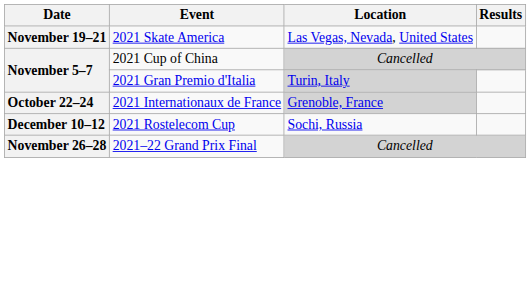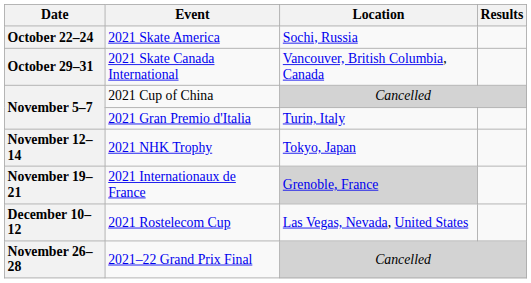(57, 37) November 19–21 -> (50, 37) October 22–24
(380, 37) Las Vegas, Nevada, United States -> (320, 37) Sochi, Russia
+ row: (161, 66)
(319, 80) lightgrey background -> (314, 118) no background
+ row: (160, 147)
(50, 102) October 22–24 -> (50, 185) November 19–21
(325, 124) Sochi, Russia -> (376, 222) Las Vegas, Nevada, United States
